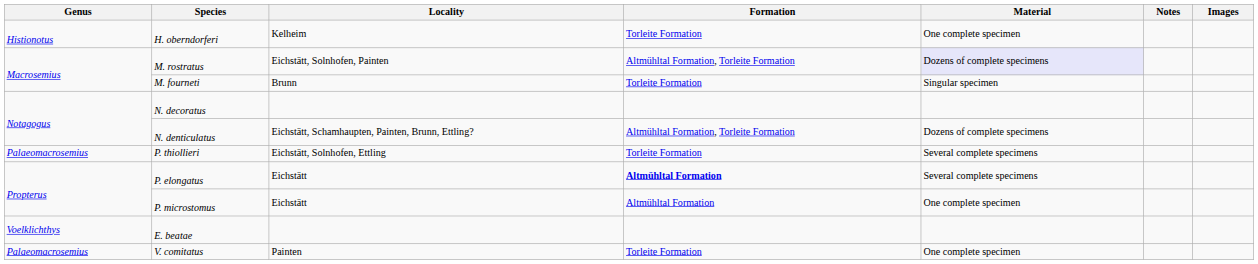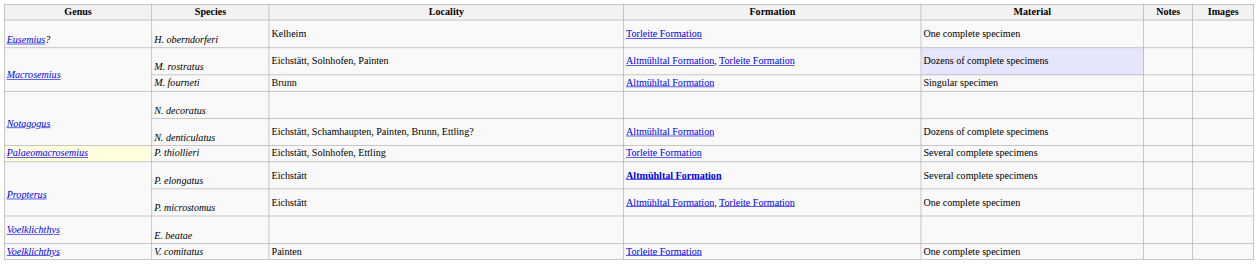(30, 39) Histionotus -> (28, 39) Eusemius?
(664, 83) Torleite Formation -> (670, 83) Altmühltal Formation
(710, 132) Altmühltal Formation, Torleite Formation -> (670, 132) Altmühltal Formation
(47, 153) no background -> (47, 153) lightyellow background
(670, 202) Altmühltal Formation -> (710, 202) Altmühltal Formation, Torleite Formation
(47, 251) Palaeomacrosemius -> (33, 251) Voelklichthys
